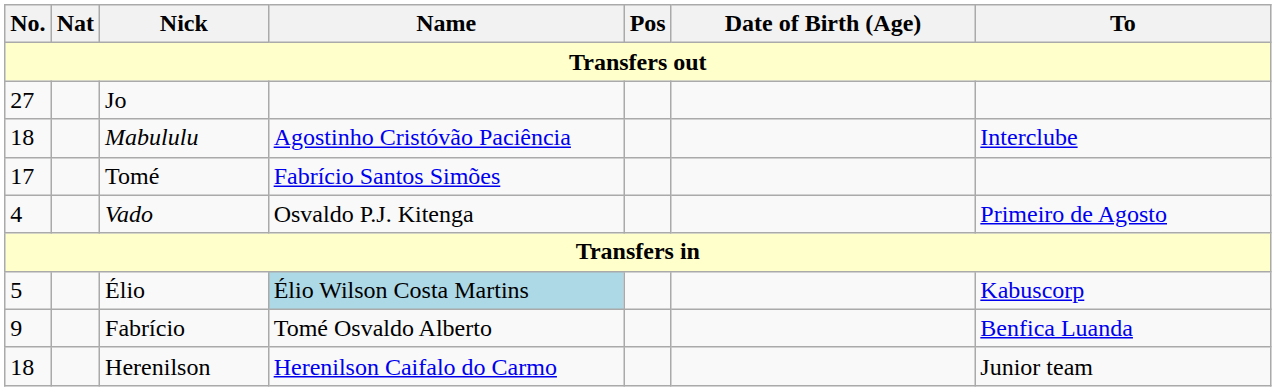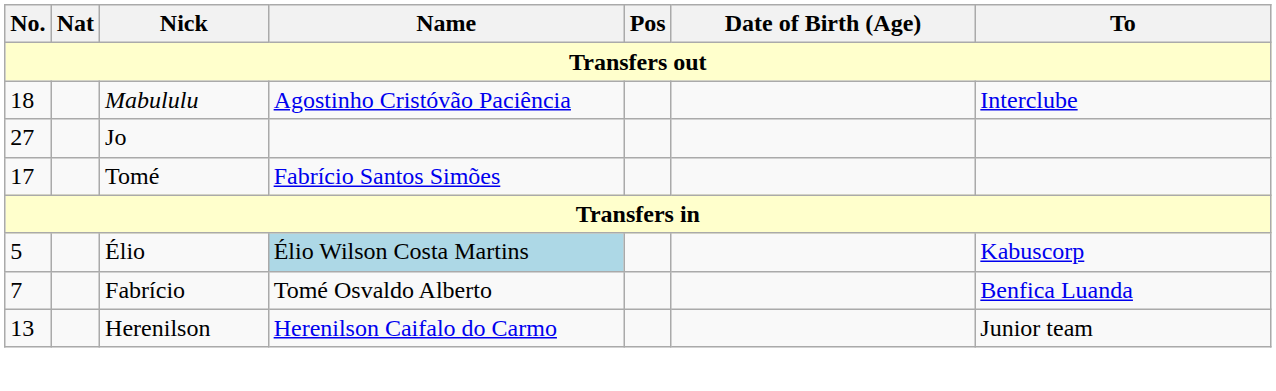rows swapped: (116, 99) <-> (152, 137)
- row: (129, 213)
(16, 328) 9 -> (16, 289) 7
(22, 366) 18 -> (22, 328) 13
